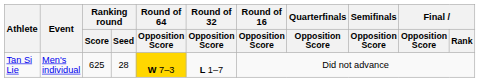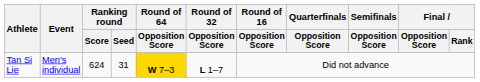(97, 65) 625 -> (97, 65) 624
(124, 65) 28 -> (124, 65) 31
